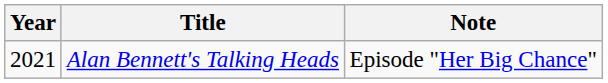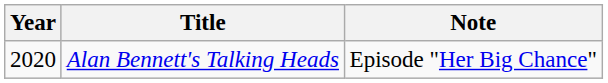(33, 59) 2021 -> (33, 59) 2020
